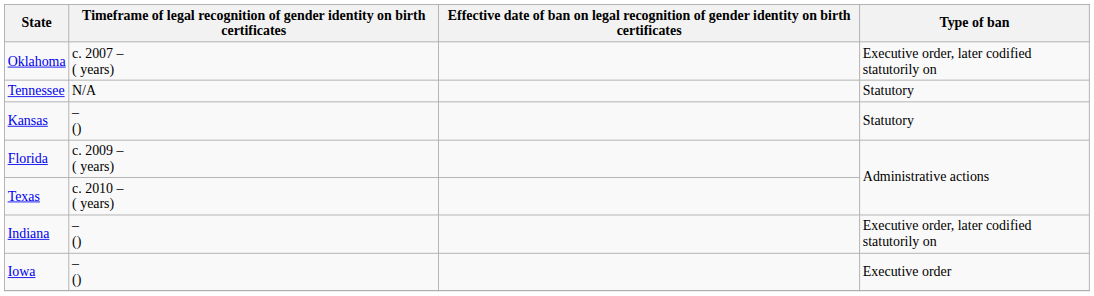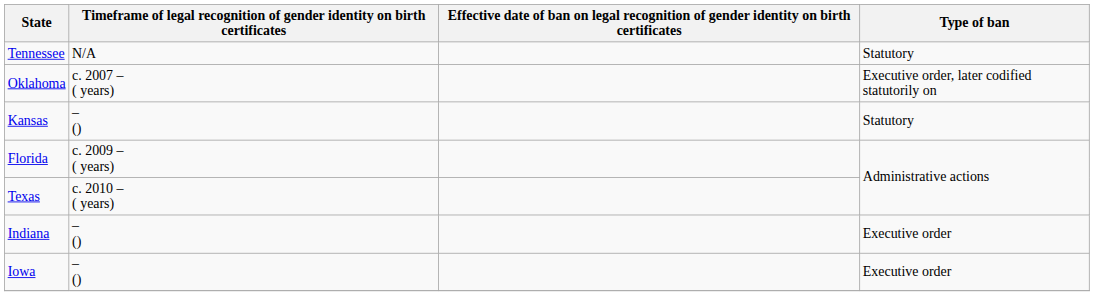rows swapped: (36, 91) <-> (37, 61)
(947, 234) Executive order, later codified statutorily on -> (907, 234) Executive order
